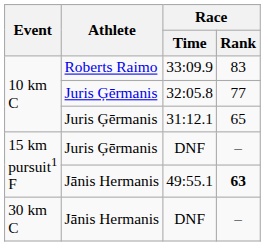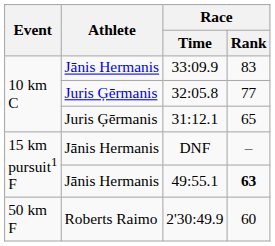(111, 68) Roberts Raimo -> (112, 68) Jānis Hermanis
(111, 148) Juris Ģērmanis -> (112, 148) Jānis Hermanis
- row: (28, 219)
+ row: (28, 219)
